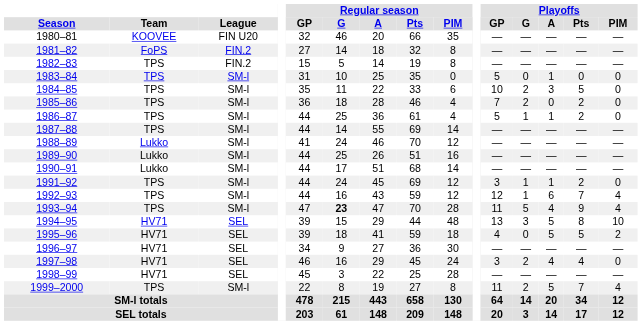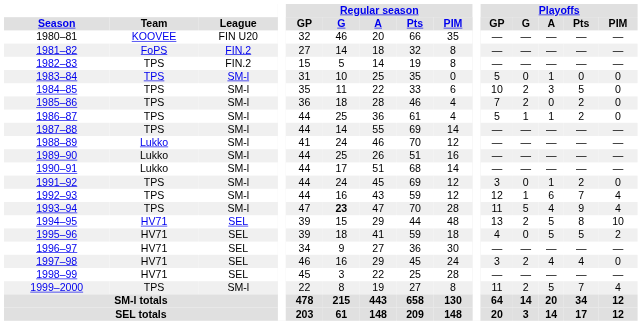(526, 182) 1 -> (526, 182) 0
(526, 221) 3 -> (526, 221) 2
